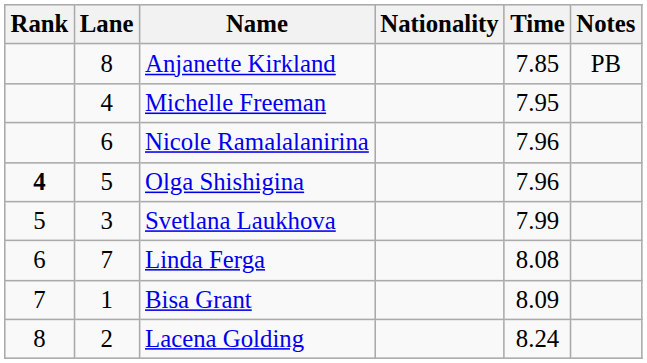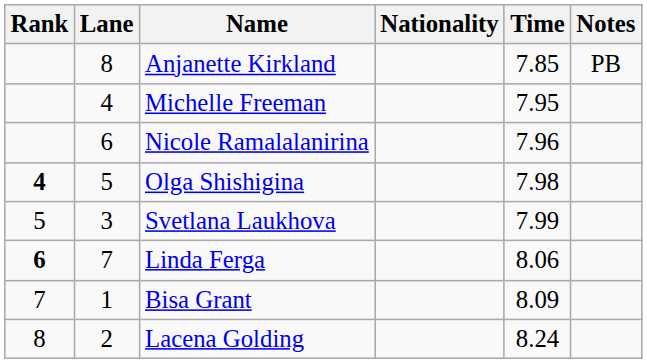(537, 181) 7.96 -> (537, 181) 7.98
(39, 260) normal -> (39, 260) bold
(537, 260) 8.08 -> (537, 260) 8.06
